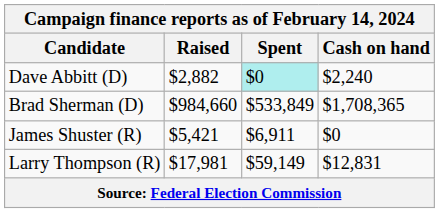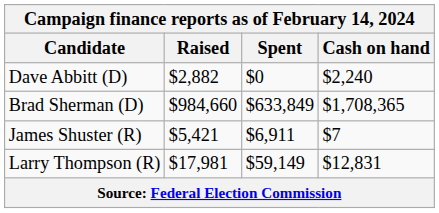(255, 76) paleturquoise background -> (255, 76) no background
(280, 105) $533,849 -> (280, 105) $633,849
(332, 134) $0 -> (332, 134) $7
